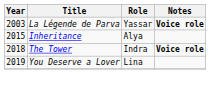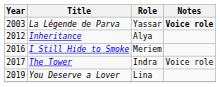(16, 37) 2015 -> (16, 37) 2012
+ row: (79, 50)
(16, 50) 2018 -> (16, 62) 2017
(180, 50) bold -> (189, 62) normal
